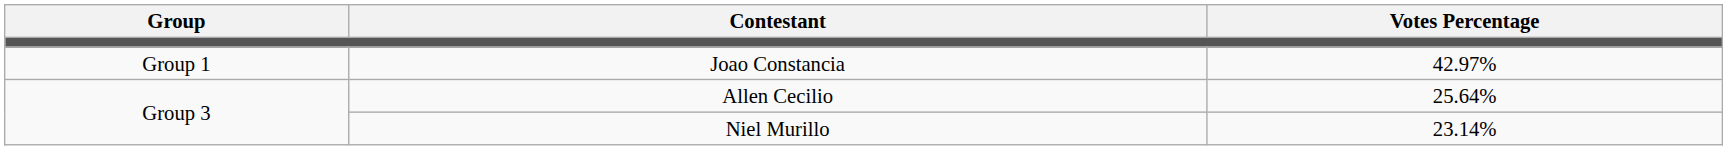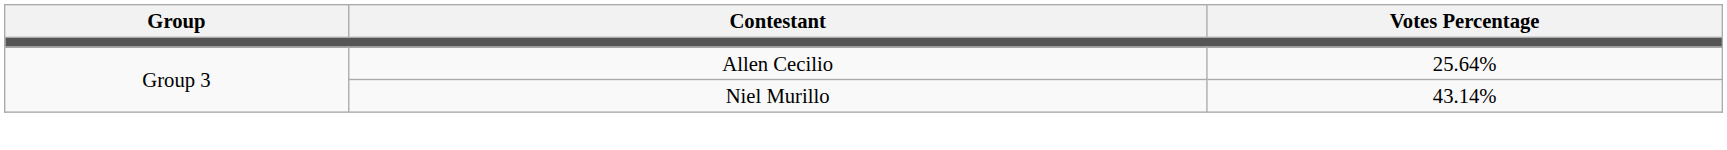- row: (778, 64)
(1465, 129) 23.14% -> (1465, 96) 43.14%
